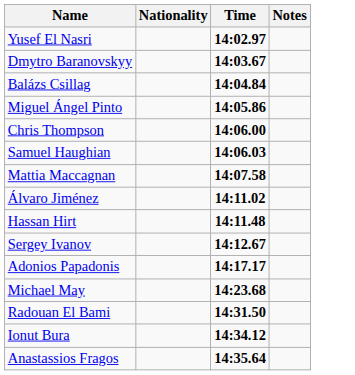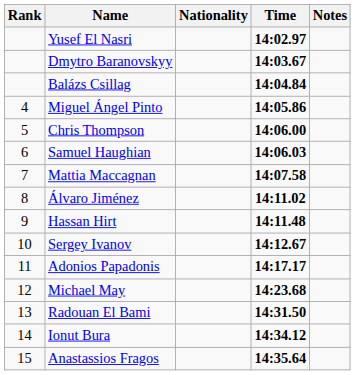+ column: (25, 15)
